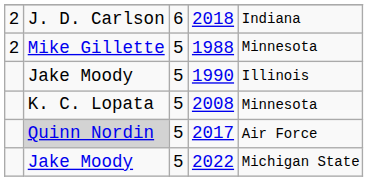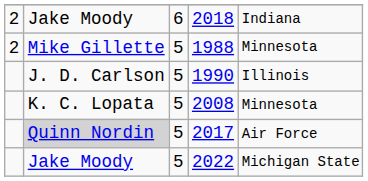(96, 19) J. D. Carlson -> (80, 19) Jake Moody
(80, 76) Jake Moody -> (96, 76) J. D. Carlson
